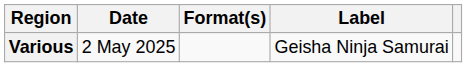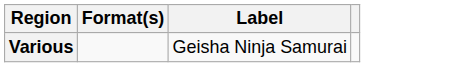- column: (129, 18)
